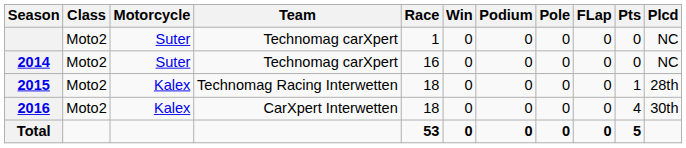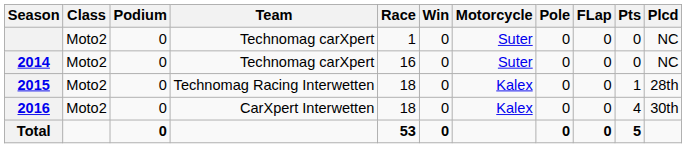columns swapped: (152, 16) <-> (506, 16)
